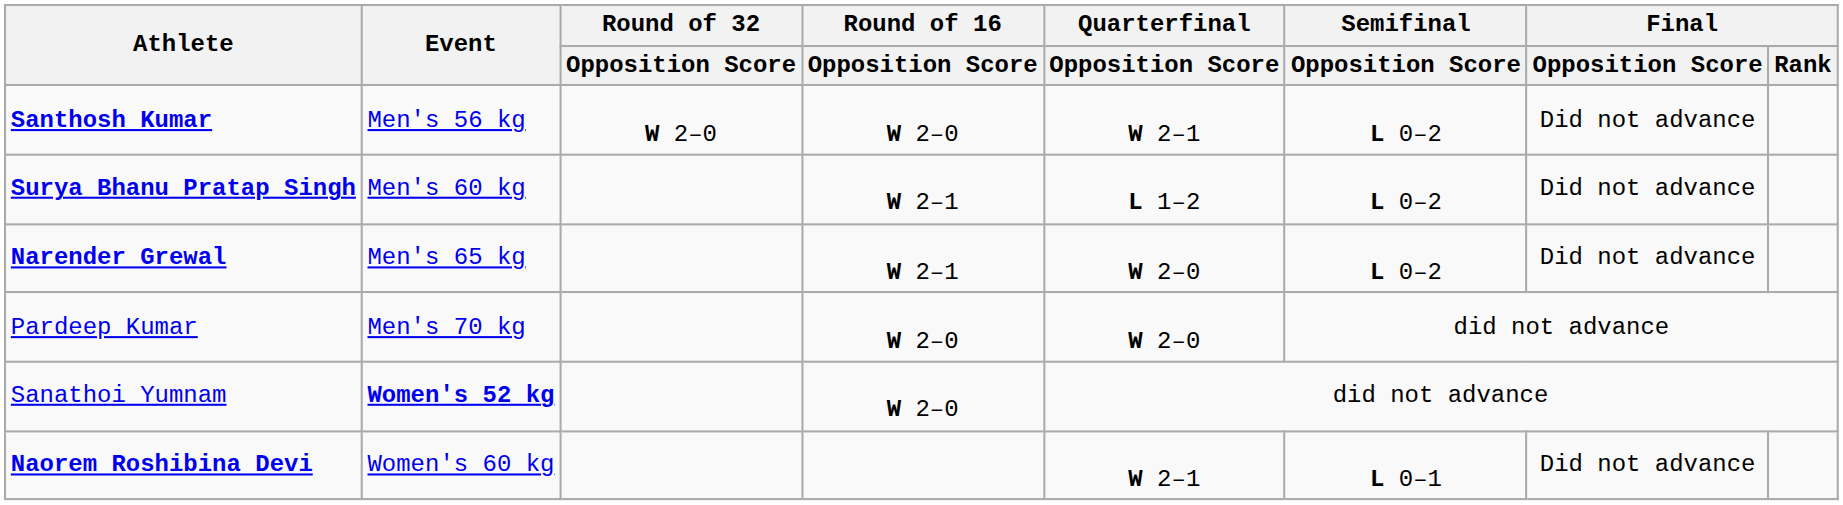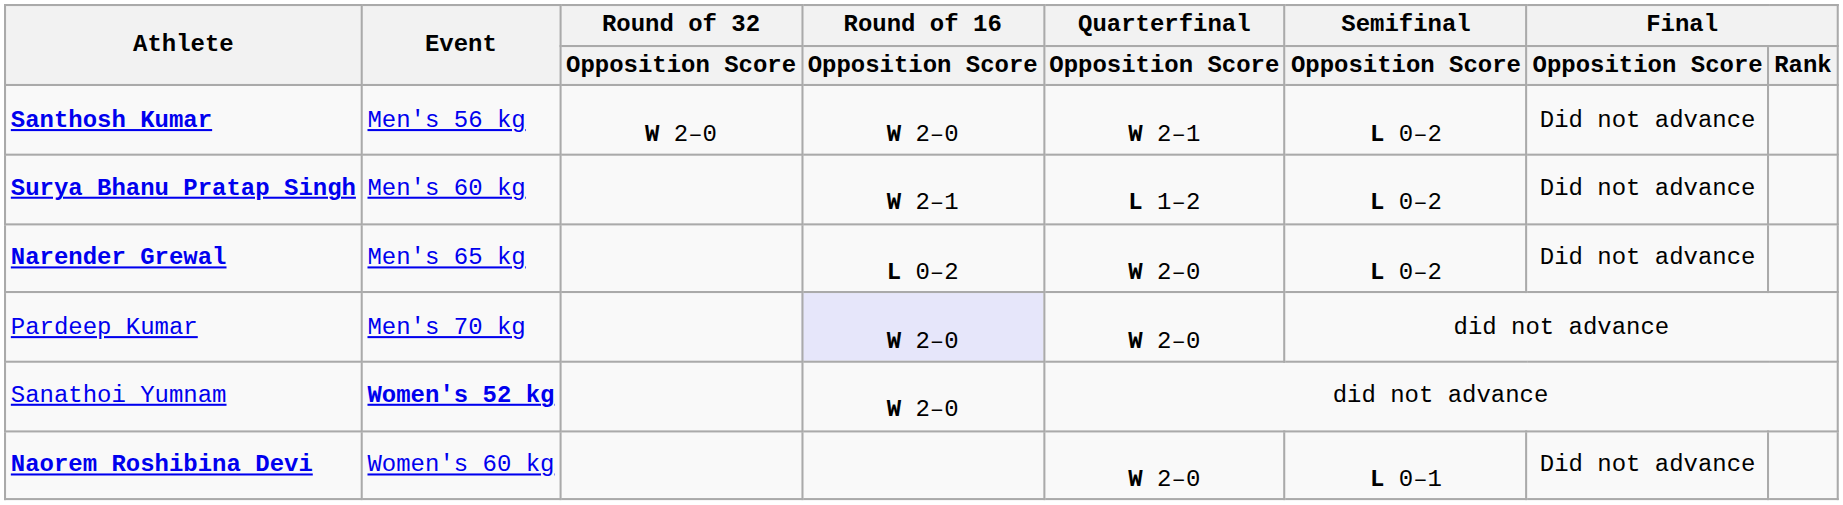(923, 272) W 2–1 -> (923, 272) L 0–2
(923, 341) no background -> (923, 341) lavender background
(1164, 479) W 2–1 -> (1164, 479) W 2–0
